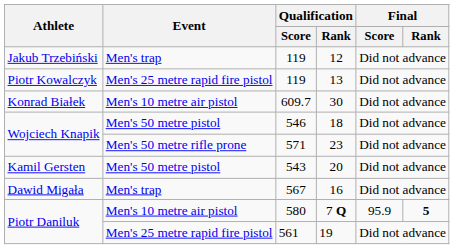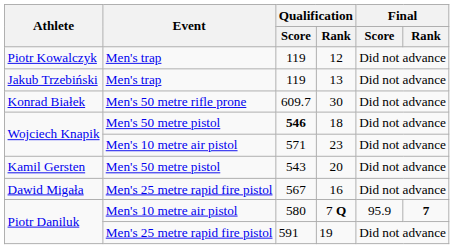(53, 58) Jakub Trzebiński -> (52, 58) Piotr Kowalczyk
(52, 80) Piotr Kowalczyk -> (53, 80) Jakub Trzebiński
(189, 80) Men's 25 metre rapid fire pistol -> (134, 80) Men's trap
(172, 102) Men's 10 metre air pistol -> (176, 102) Men's 50 metre rifle prone
(296, 123) normal -> (296, 123) bold
(176, 145) Men's 50 metre rifle prone -> (172, 145) Men's 10 metre air pistol
(134, 189) Men's trap -> (189, 189) Men's 25 metre rapid fire pistol
(426, 211) 5 -> (426, 211) 7
(289, 233) 561 -> (289, 233) 591
